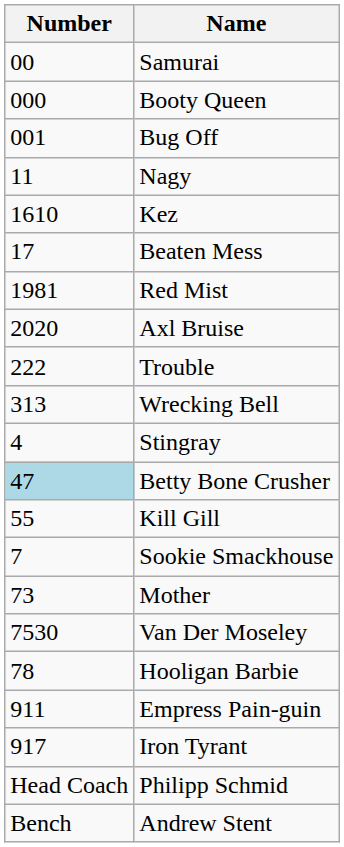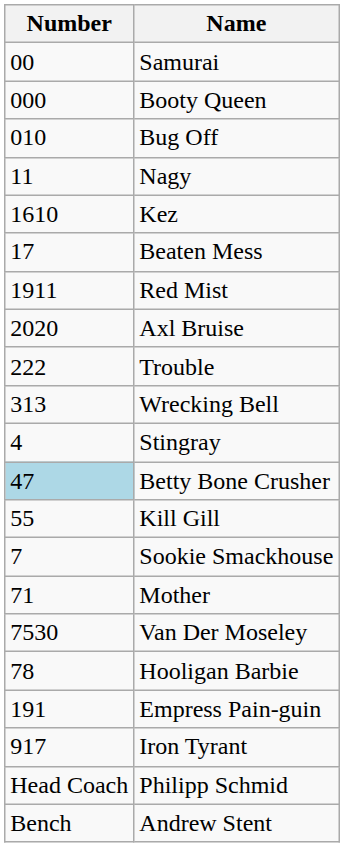(28, 137) 001 -> (28, 137) 010
(34, 289) 1981 -> (34, 289) 1911
(22, 594) 73 -> (22, 594) 71
(28, 708) 911 -> (28, 708) 191
